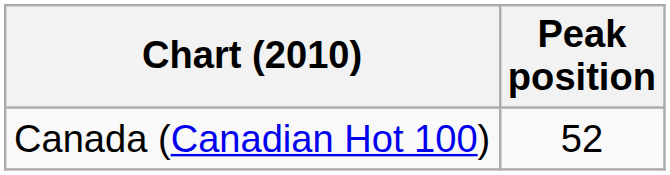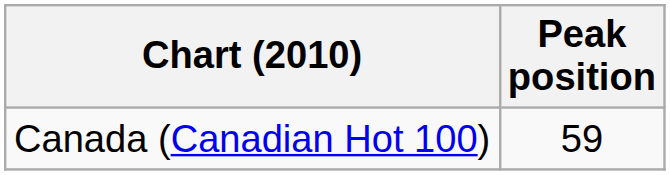(582, 137) 52 -> (582, 137) 59
